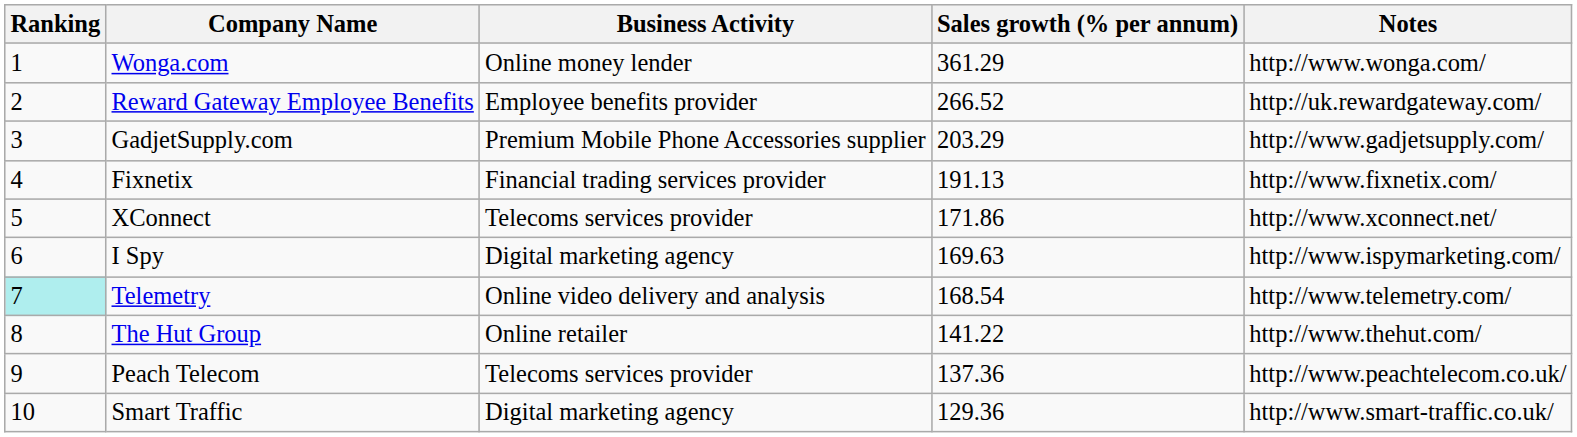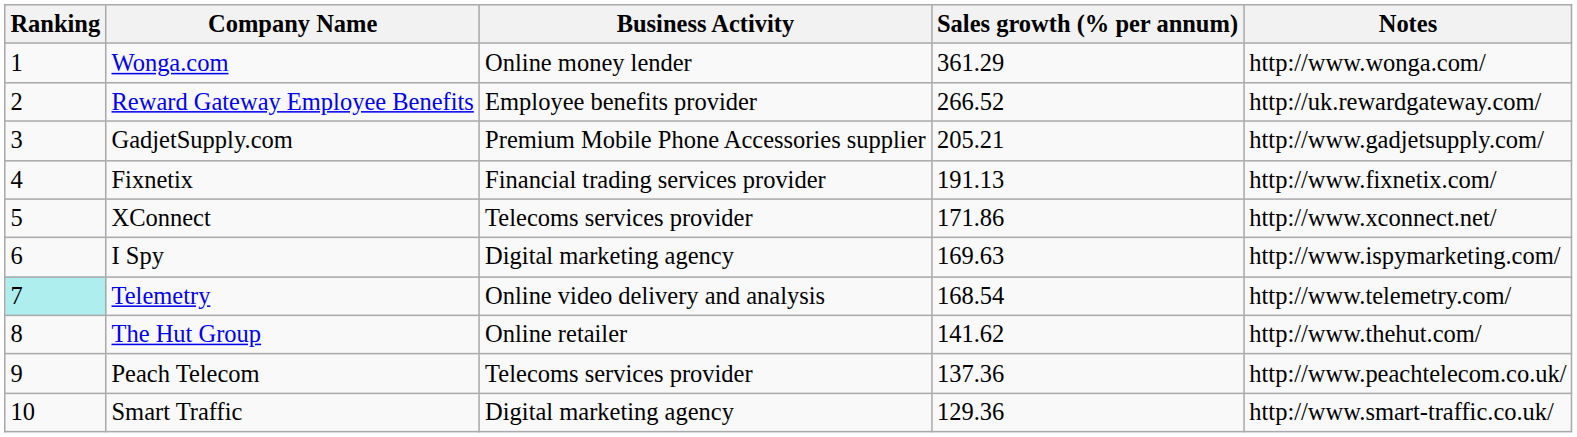(971, 140) 203.29 -> (971, 140) 205.21
(971, 334) 141.22 -> (971, 334) 141.62
